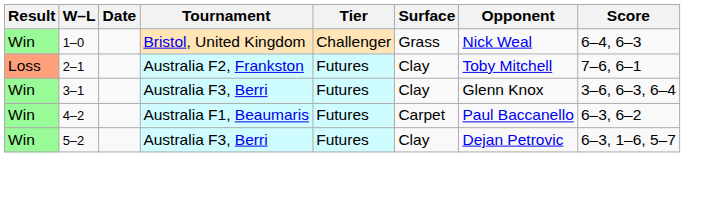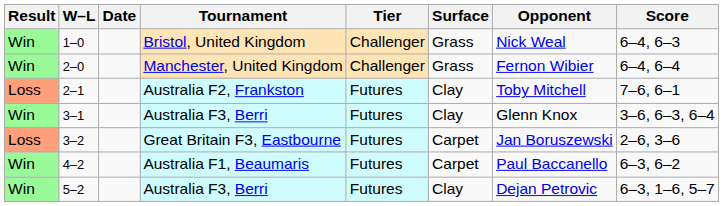+ row: (73, 67)
+ row: (73, 140)
